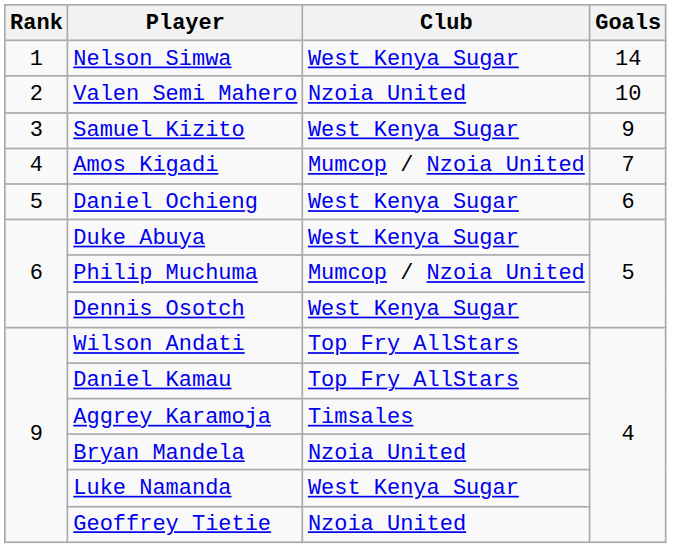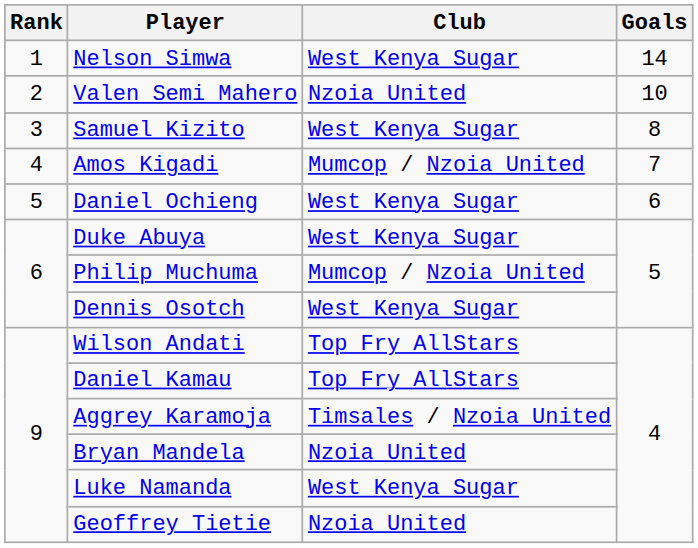(628, 130) 9 -> (655, 130) 8
(361, 417) Timsales -> (460, 417) Timsales / Nzoia United
